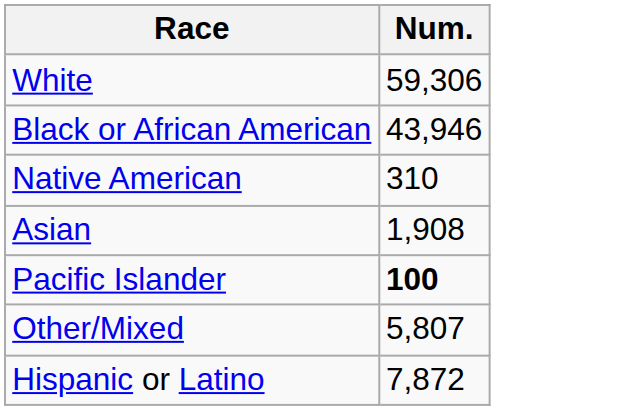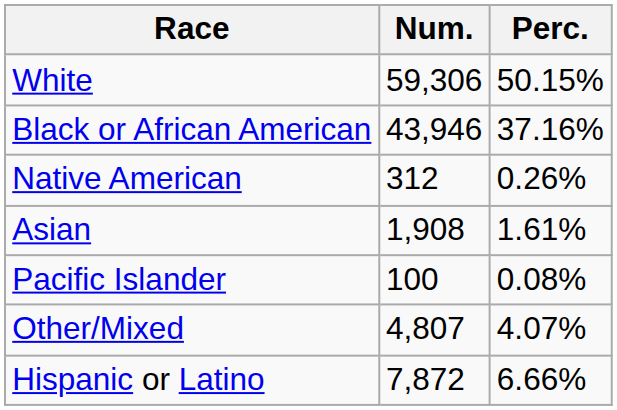+ column: (550, 29)
(412, 179) 310 -> (412, 179) 312
(412, 279) bold -> (412, 279) normal
(425, 329) 5,807 -> (425, 329) 4,807
